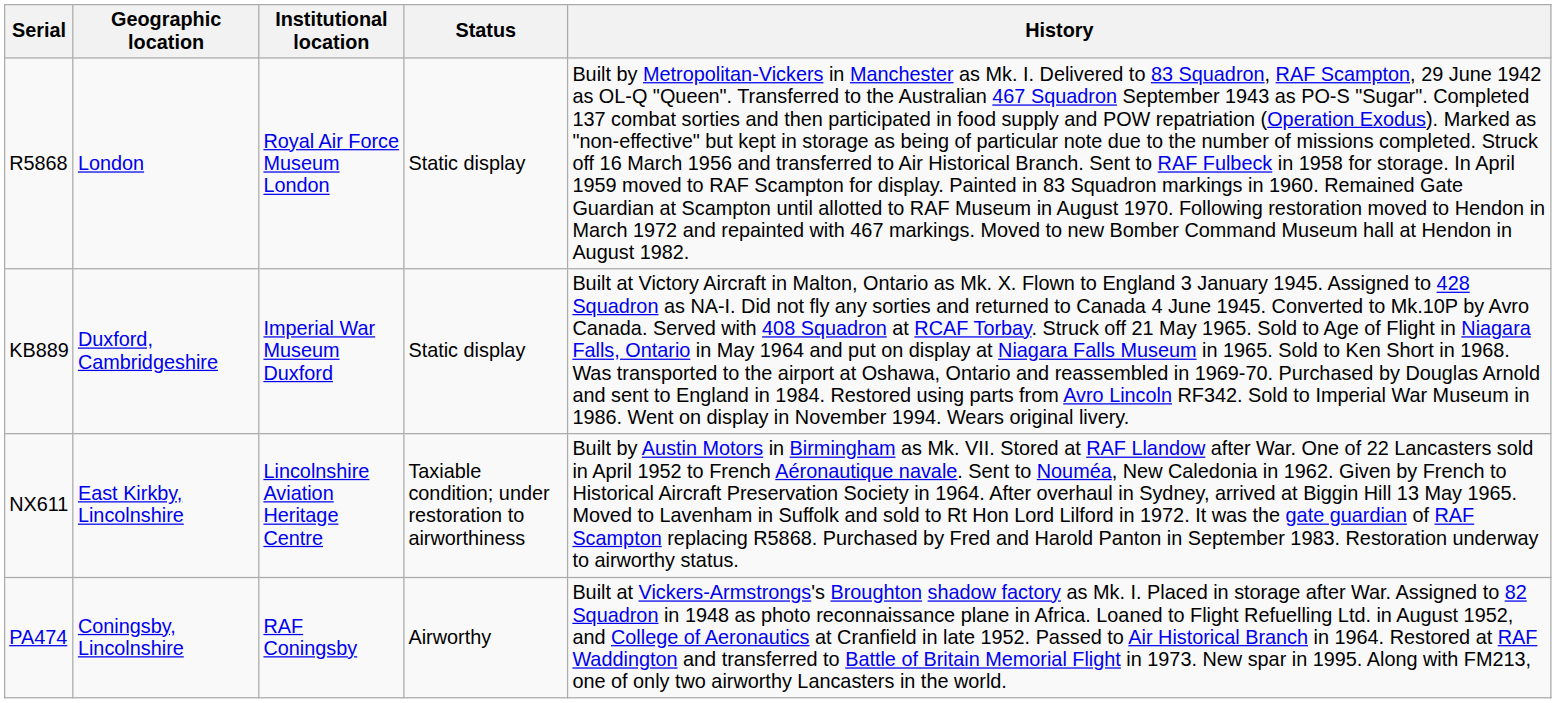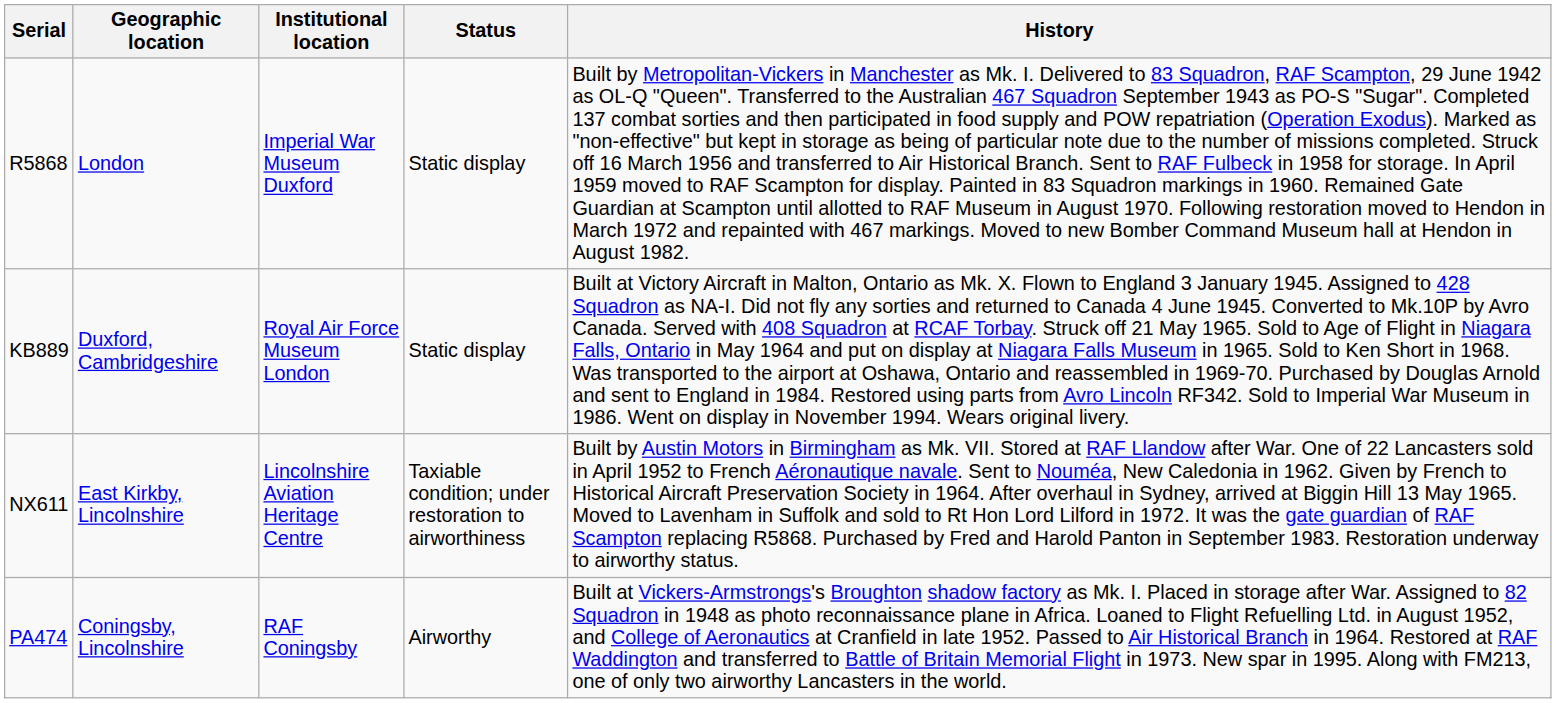(331, 163) Royal Air Force Museum London -> (319, 163) Imperial War Museum Duxford
(319, 351) Imperial War Museum Duxford -> (331, 351) Royal Air Force Museum London
